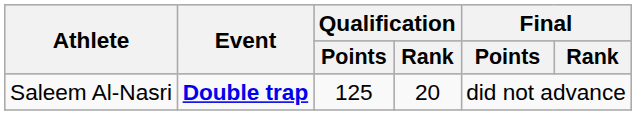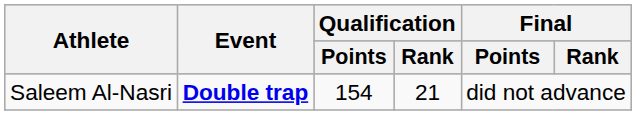(354, 92) 125 -> (354, 92) 154
(428, 92) 20 -> (428, 92) 21
